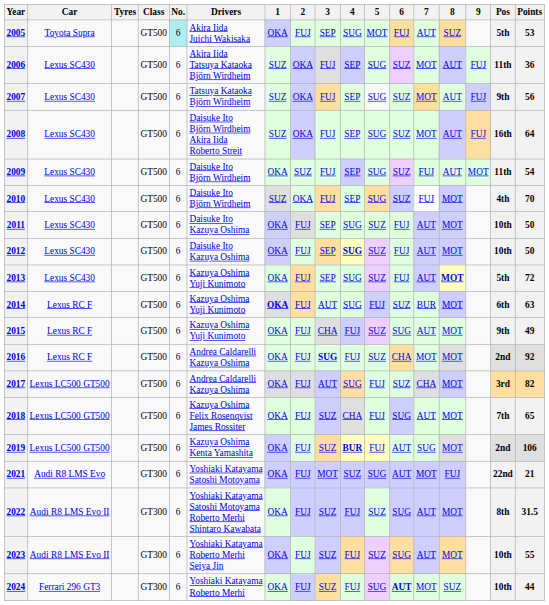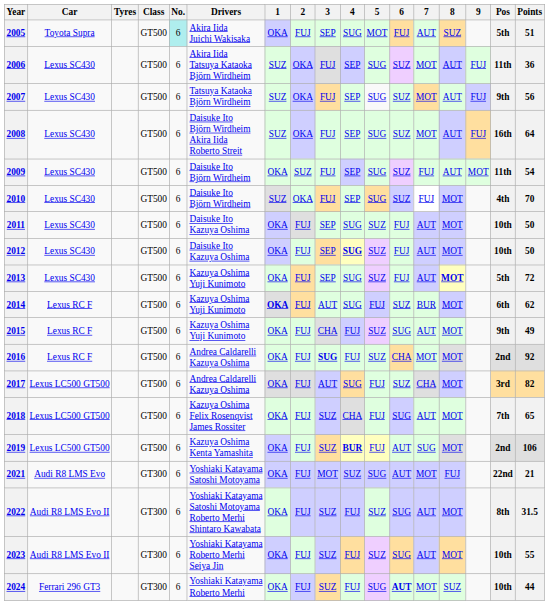(530, 33) 53 -> (530, 33) 51
(530, 305) 63 -> (530, 305) 62
